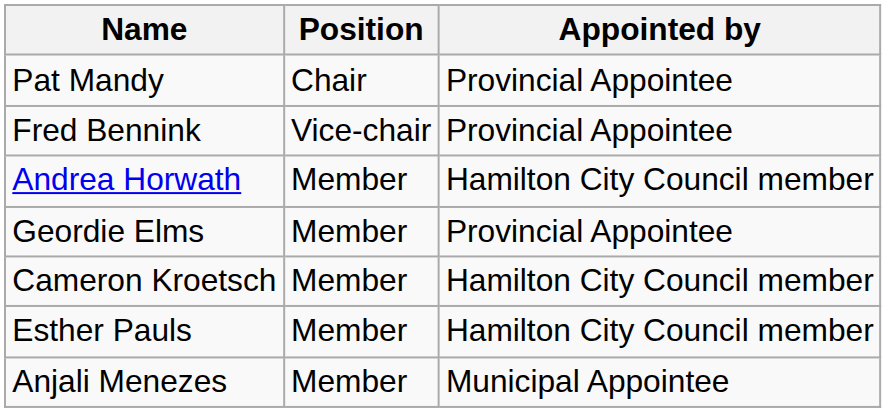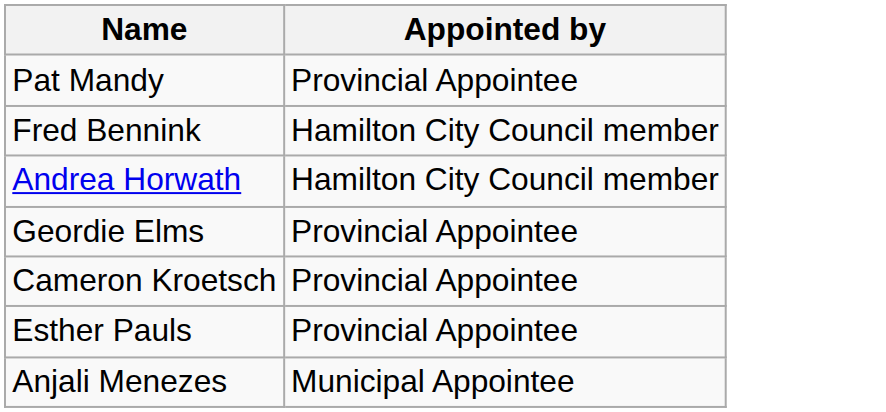- column: (361, 29)
(589, 130) Provincial Appointee -> (505, 130) Hamilton City Council member
(660, 280) Hamilton City Council member -> (435, 280) Provincial Appointee
(660, 331) Hamilton City Council member -> (435, 331) Provincial Appointee
